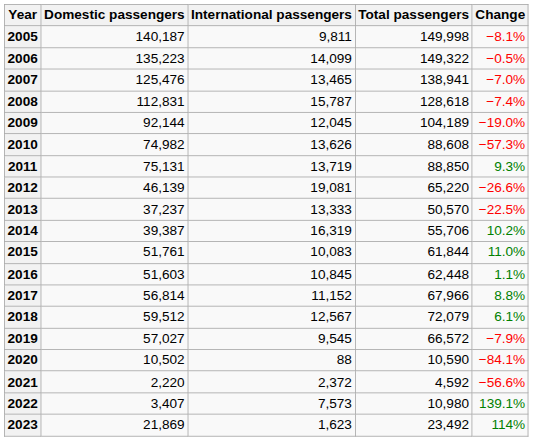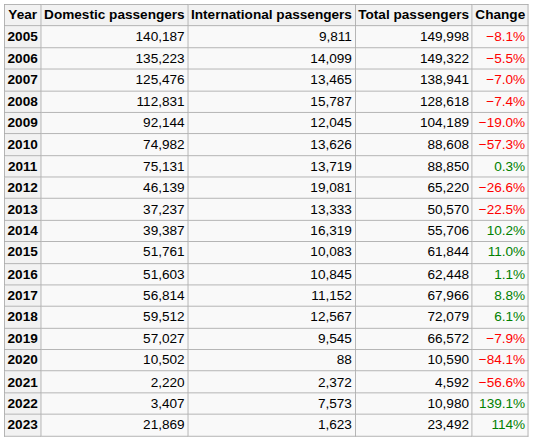(506, 58) −0.5% -> (506, 58) −5.5%
(510, 166) 9.3% -> (510, 166) 0.3%
